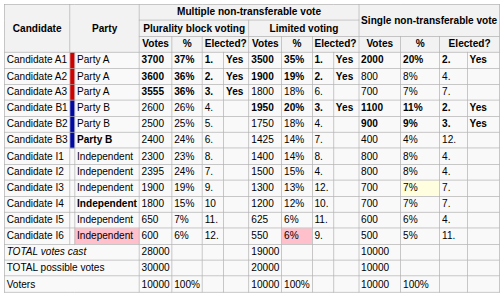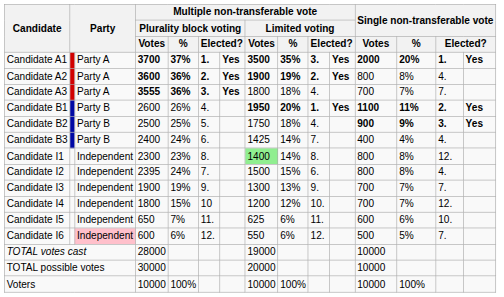(319, 60) 1. -> (315, 60) 3.
(446, 60) 2. -> (442, 60) 1.
(319, 92) 6. -> (315, 92) 4.
(319, 108) 3. -> (315, 108) 1.
(95, 140) bold -> (94, 140) normal
(449, 140) 12. -> (442, 140) 4.
(263, 156) no background -> (259, 156) lightgreen background
(446, 156) 4. -> (445, 156) 12.
(319, 172) 4. -> (315, 172) 6.
(321, 188) 12. -> (315, 188) 9.
(410, 188) lightyellow background -> (406, 188) no background
(107, 204) bold -> (105, 204) normal
(446, 204) 7. -> (445, 204) 12.
(446, 220) 4. -> (445, 220) 10.
(291, 236) pink background -> (287, 236) no background
(319, 236) 9. -> (318, 236) 12.
(449, 236) 11. -> (442, 236) 7.
